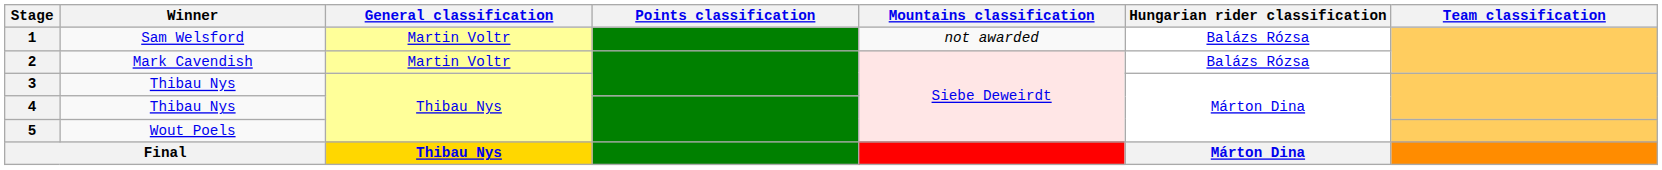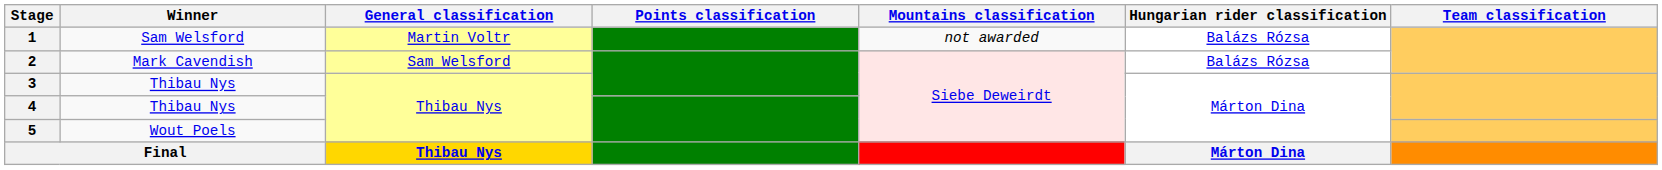(459, 62) Martin Voltr -> (459, 62) Sam Welsford
